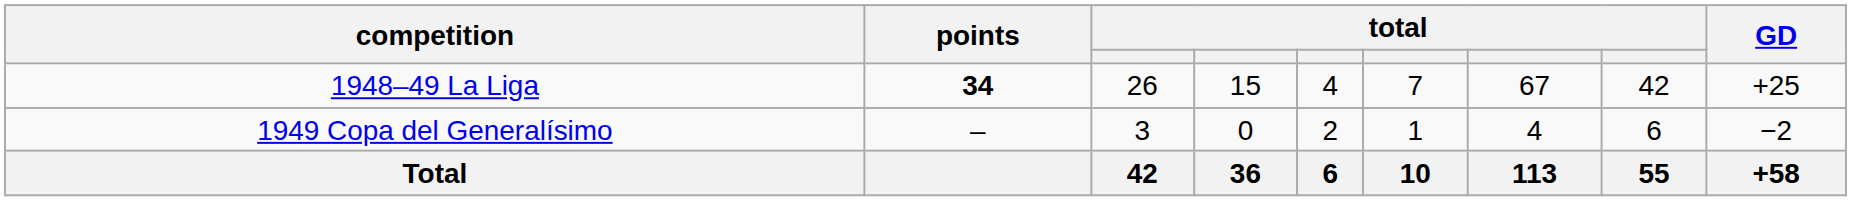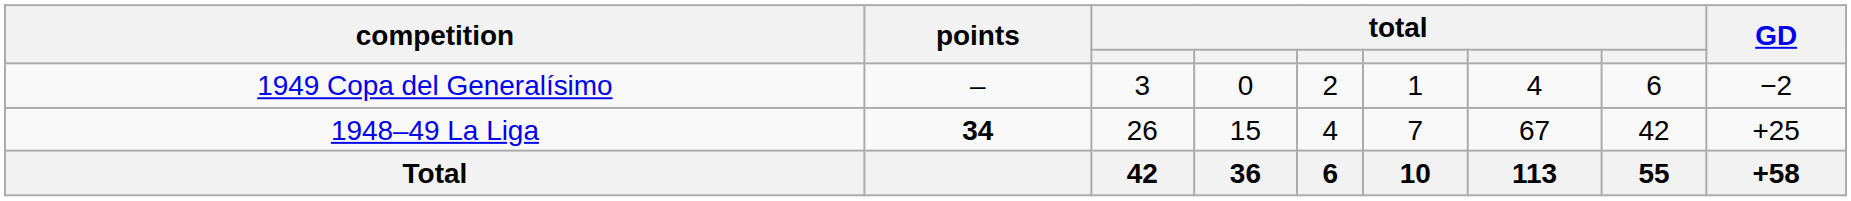rows swapped: (435, 85) <-> (435, 129)
